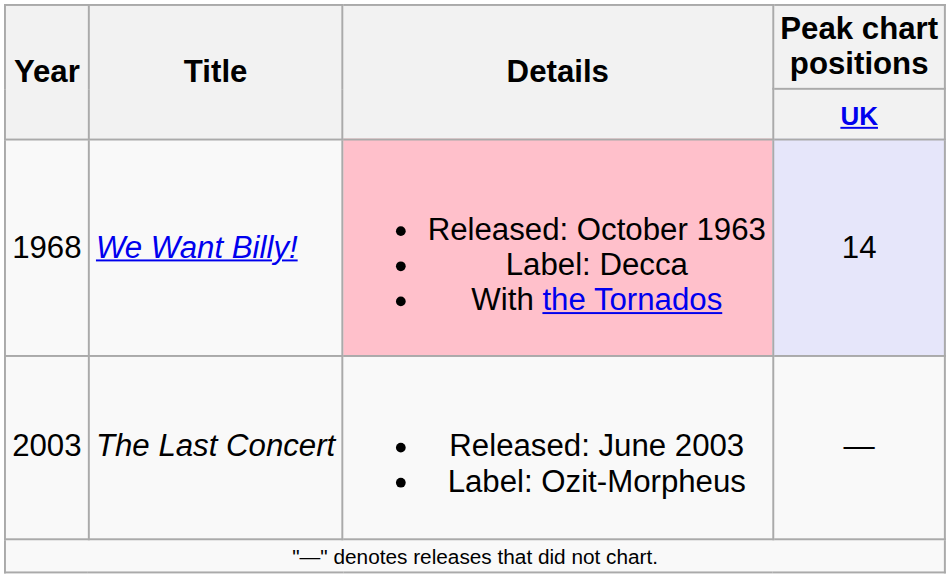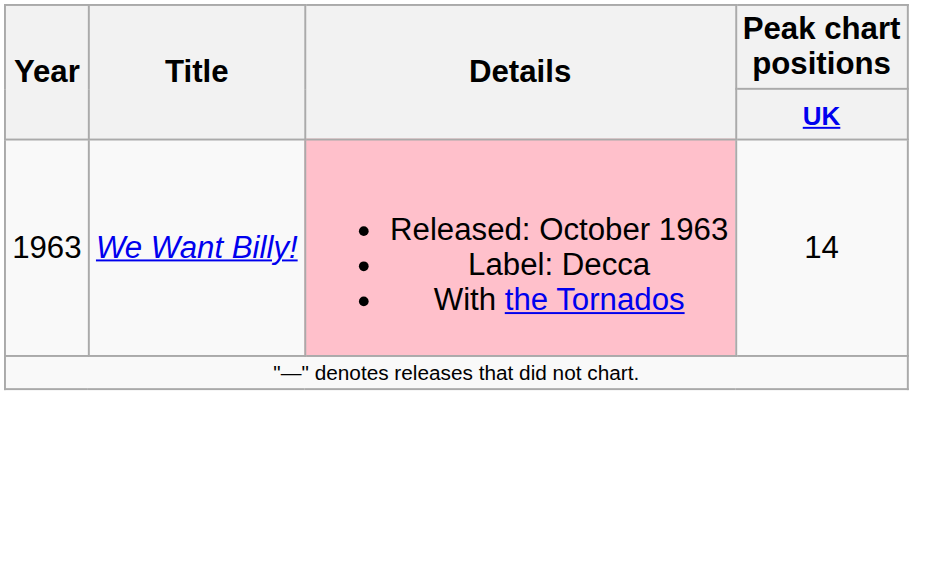(47, 247) 1968 -> (47, 247) 1963
(859, 247) lavender background -> (822, 247) no background
- row: (216, 446)
